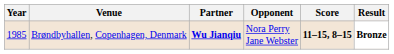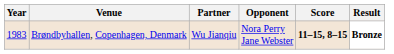(17, 35) 1985 -> (17, 35) 1983
(216, 35) bold -> (214, 35) normal
